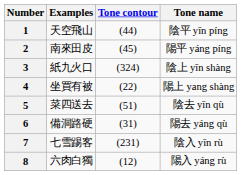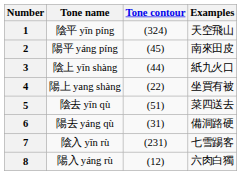columns swapped: (198, 12) <-> (71, 12)
(128, 30) (44) -> (155, 30) (324)
(128, 68) (324) -> (155, 68) (44)
